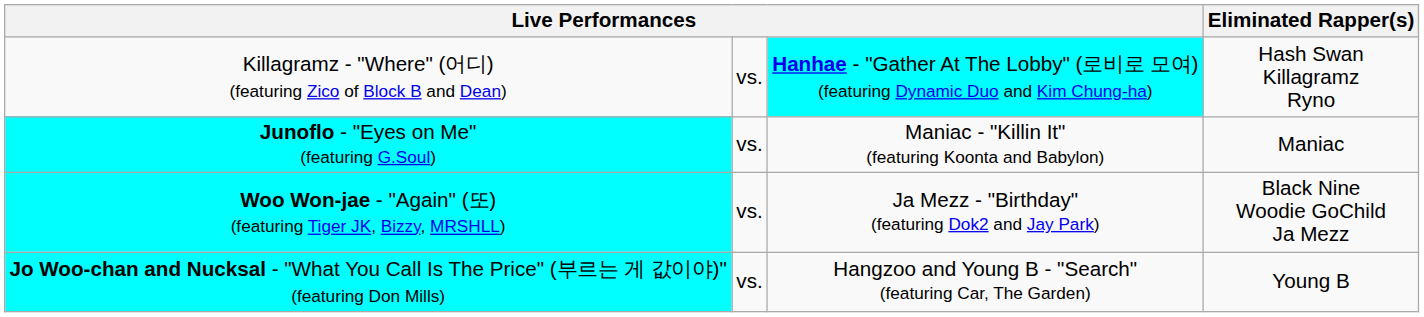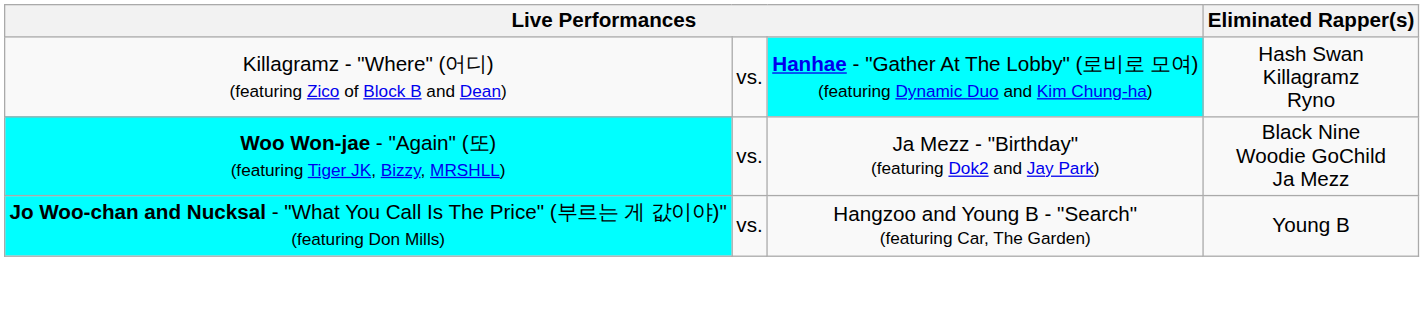- row: (368, 144)
